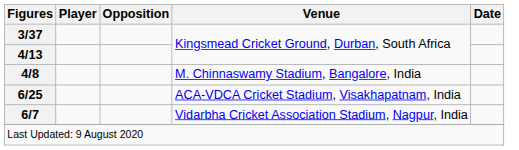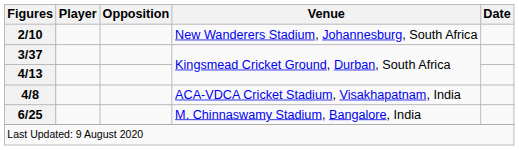+ row: (30, 34)
(298, 74) M. Chinnaswamy Stadium, Bangalore, India -> (318, 94) ACA-VDCA Cricket Stadium, Visakhapatnam, India
(318, 94) ACA-VDCA Cricket Stadium, Visakhapatnam, India -> (298, 114) M. Chinnaswamy Stadium, Bangalore, India
- row: (30, 114)
